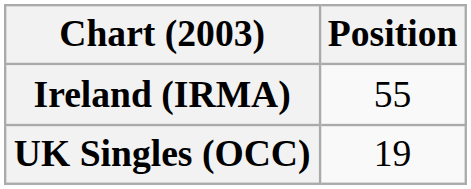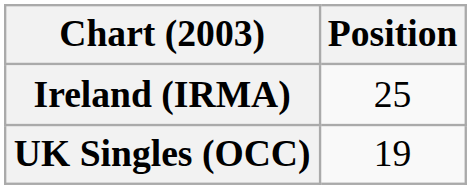(393, 93) 55 -> (393, 93) 25
